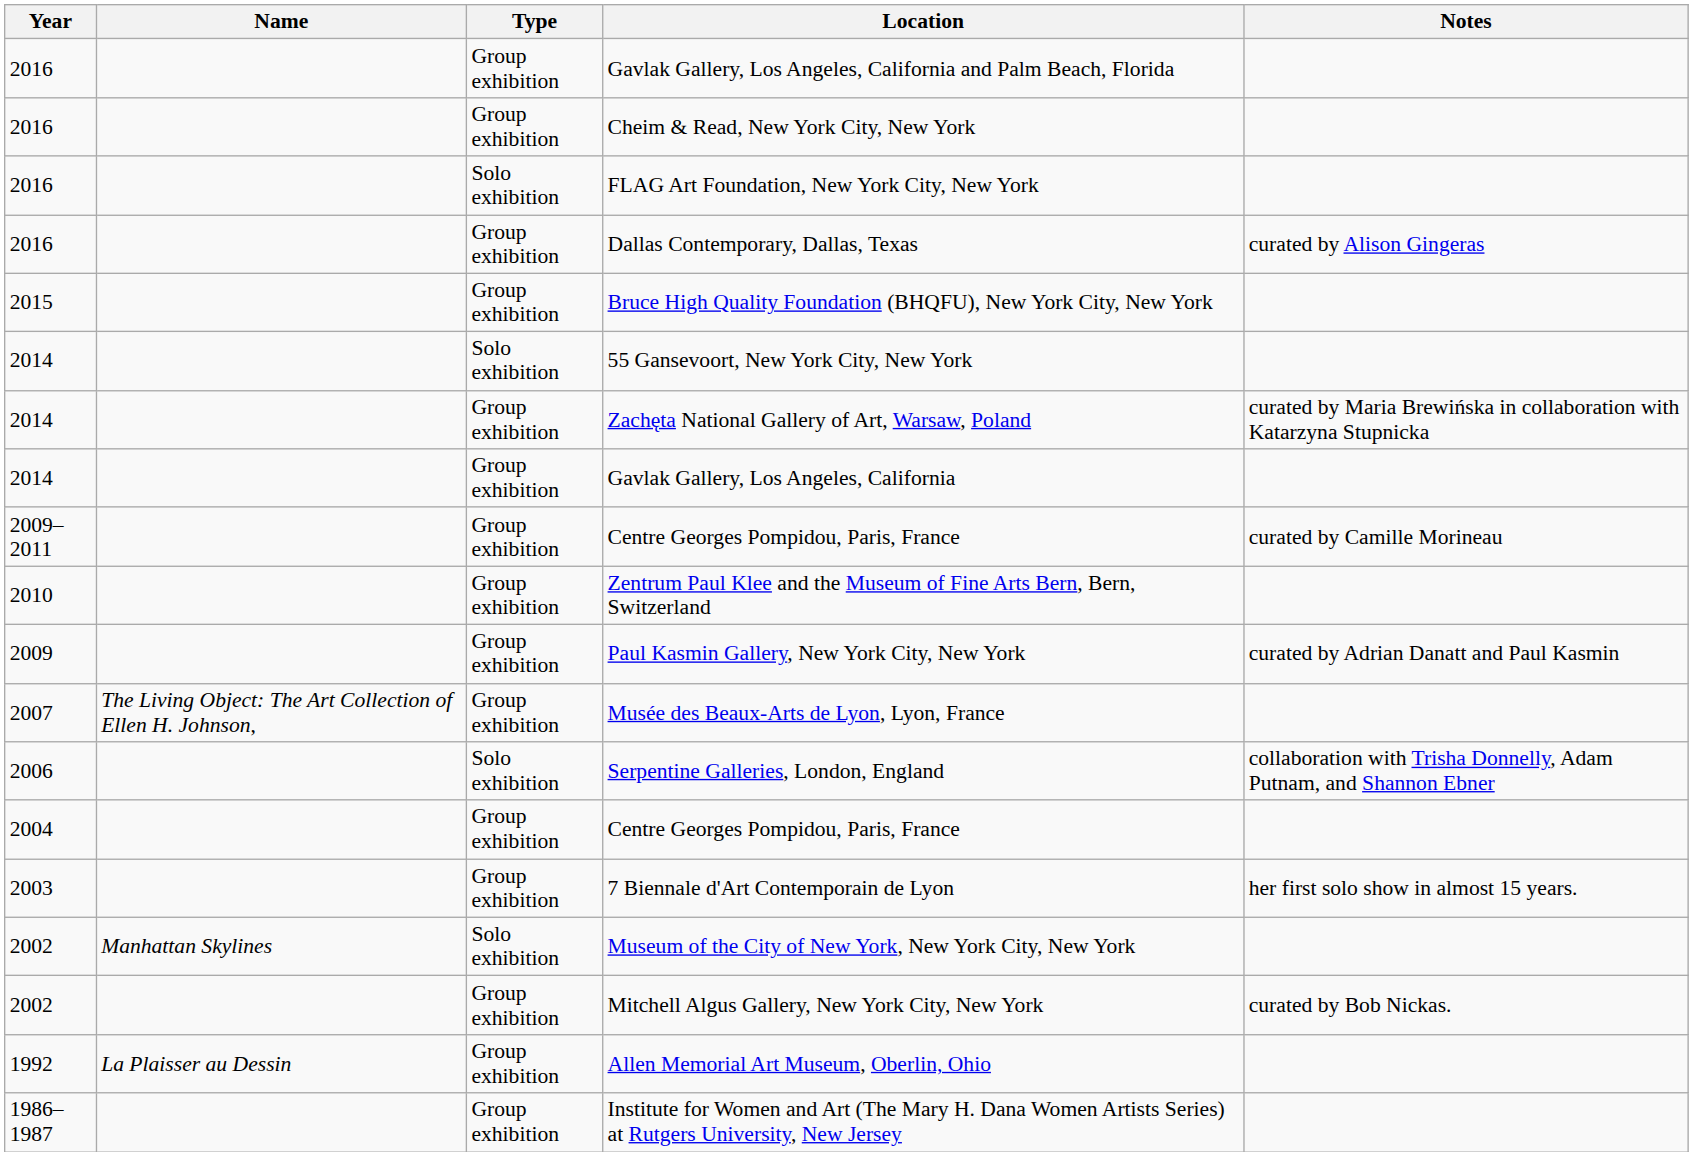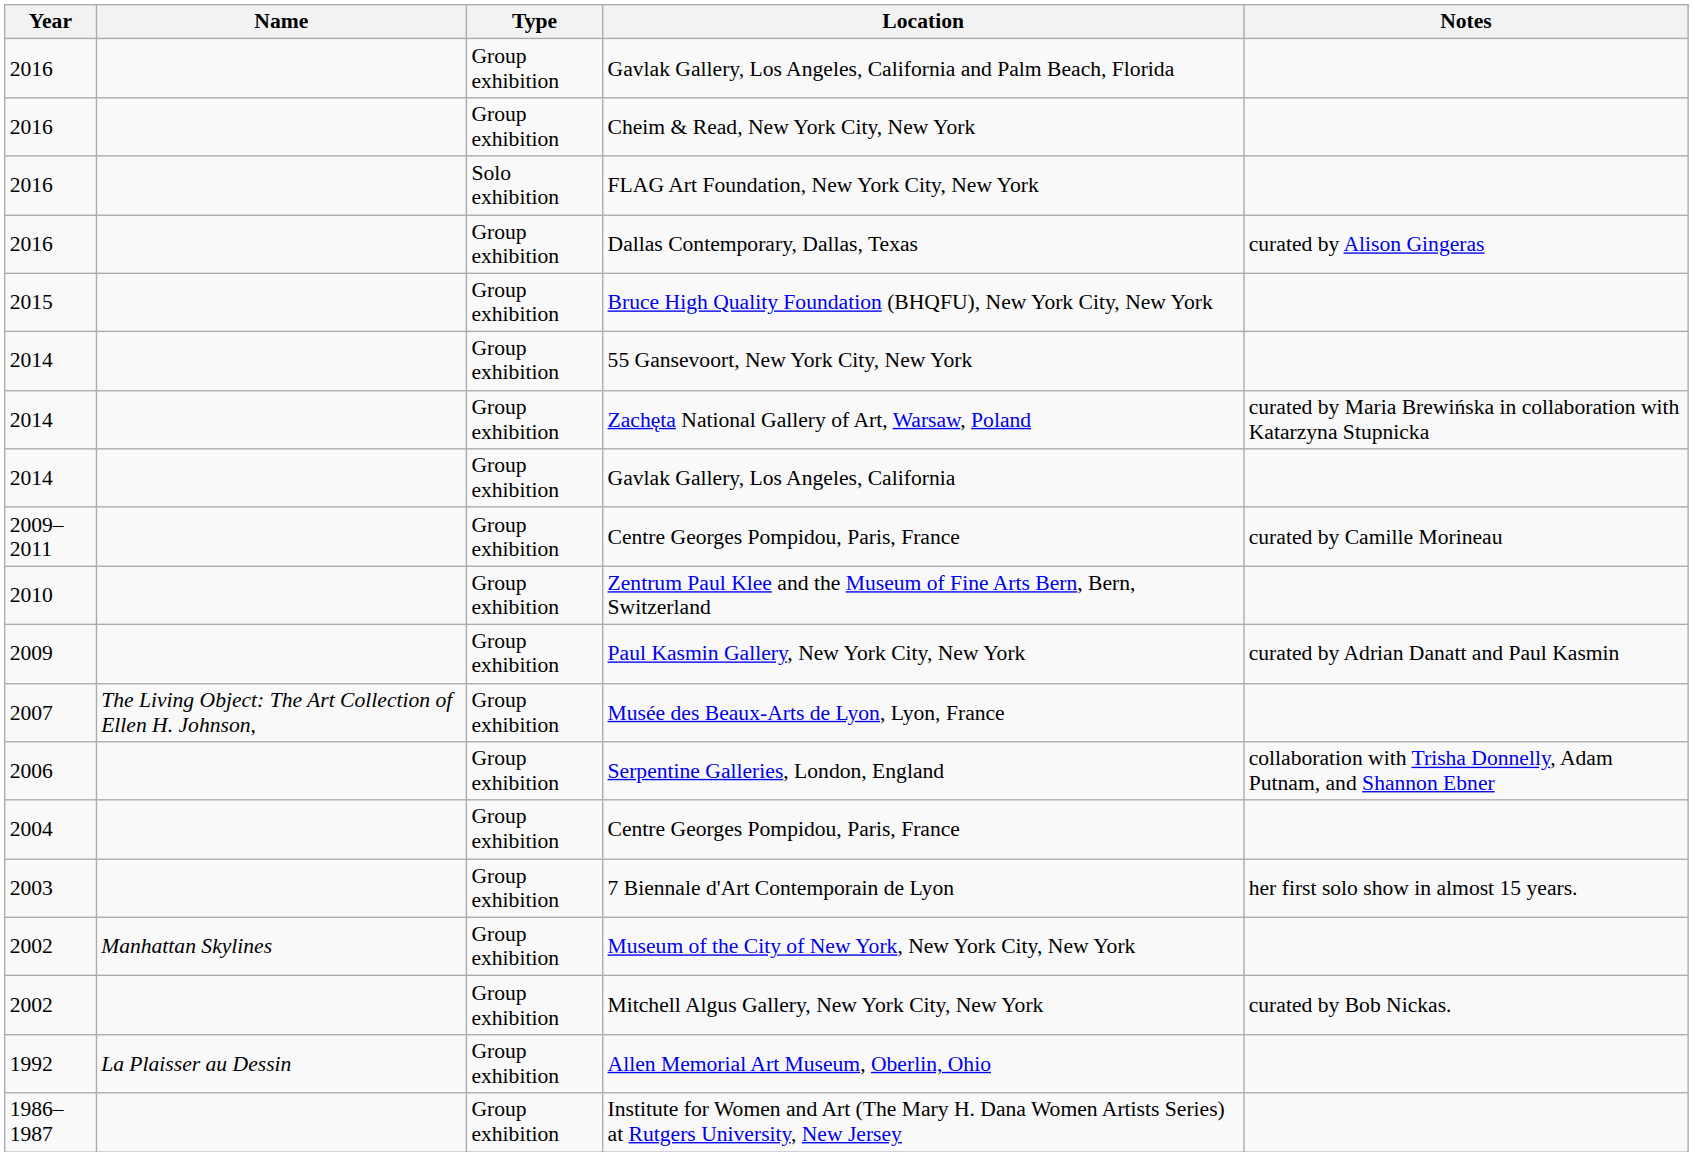(515, 360) Solo exhibition -> (515, 360) Group exhibition
(515, 770) Solo exhibition -> (515, 770) Group exhibition
(515, 946) Solo exhibition -> (515, 946) Group exhibition
